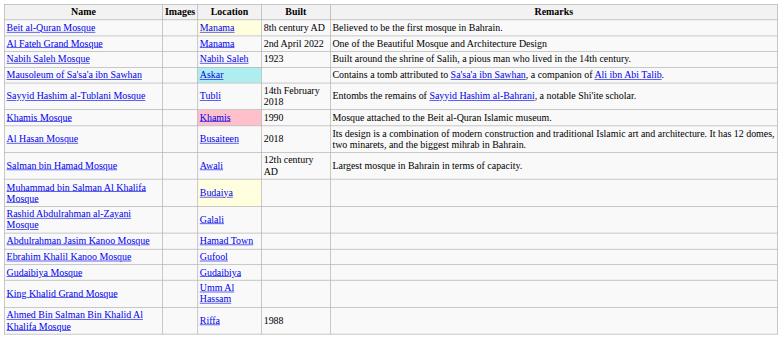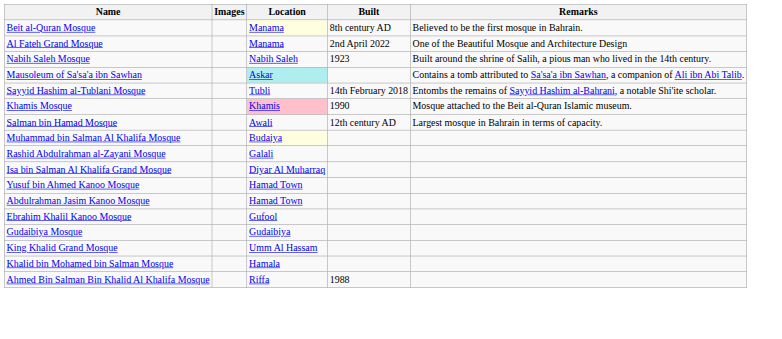- row: (42, 139)
+ row: (89, 169)
+ row: (73, 185)
+ row: (90, 264)
